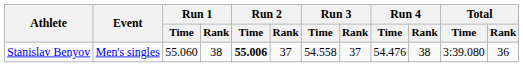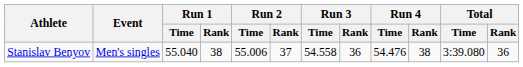(181, 52) 55.060 -> (181, 52) 55.040
(251, 52) bold -> (251, 52) normal
(355, 52) 37 -> (355, 52) 36
